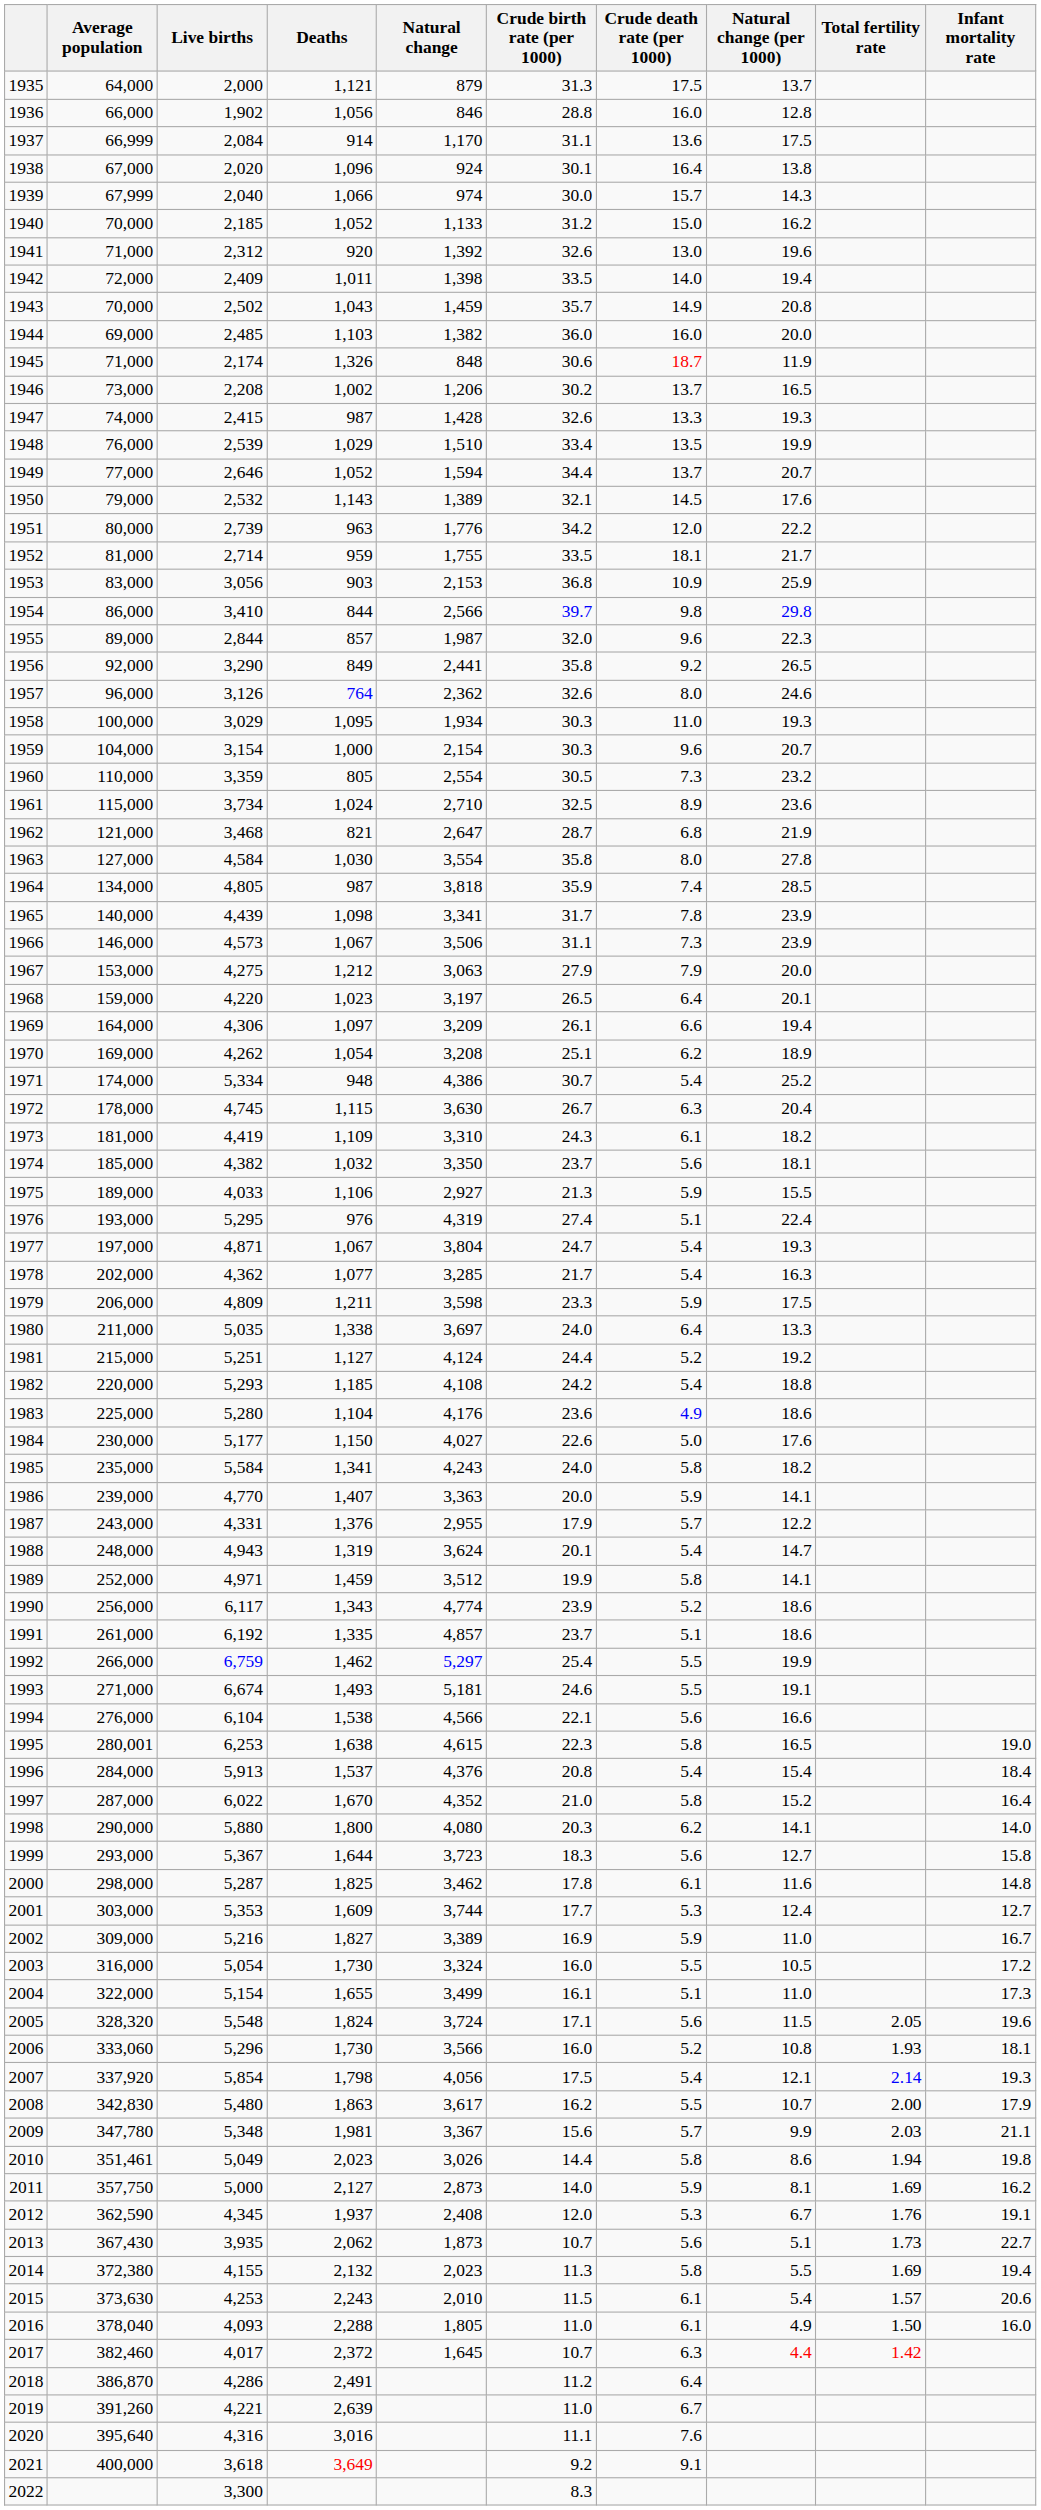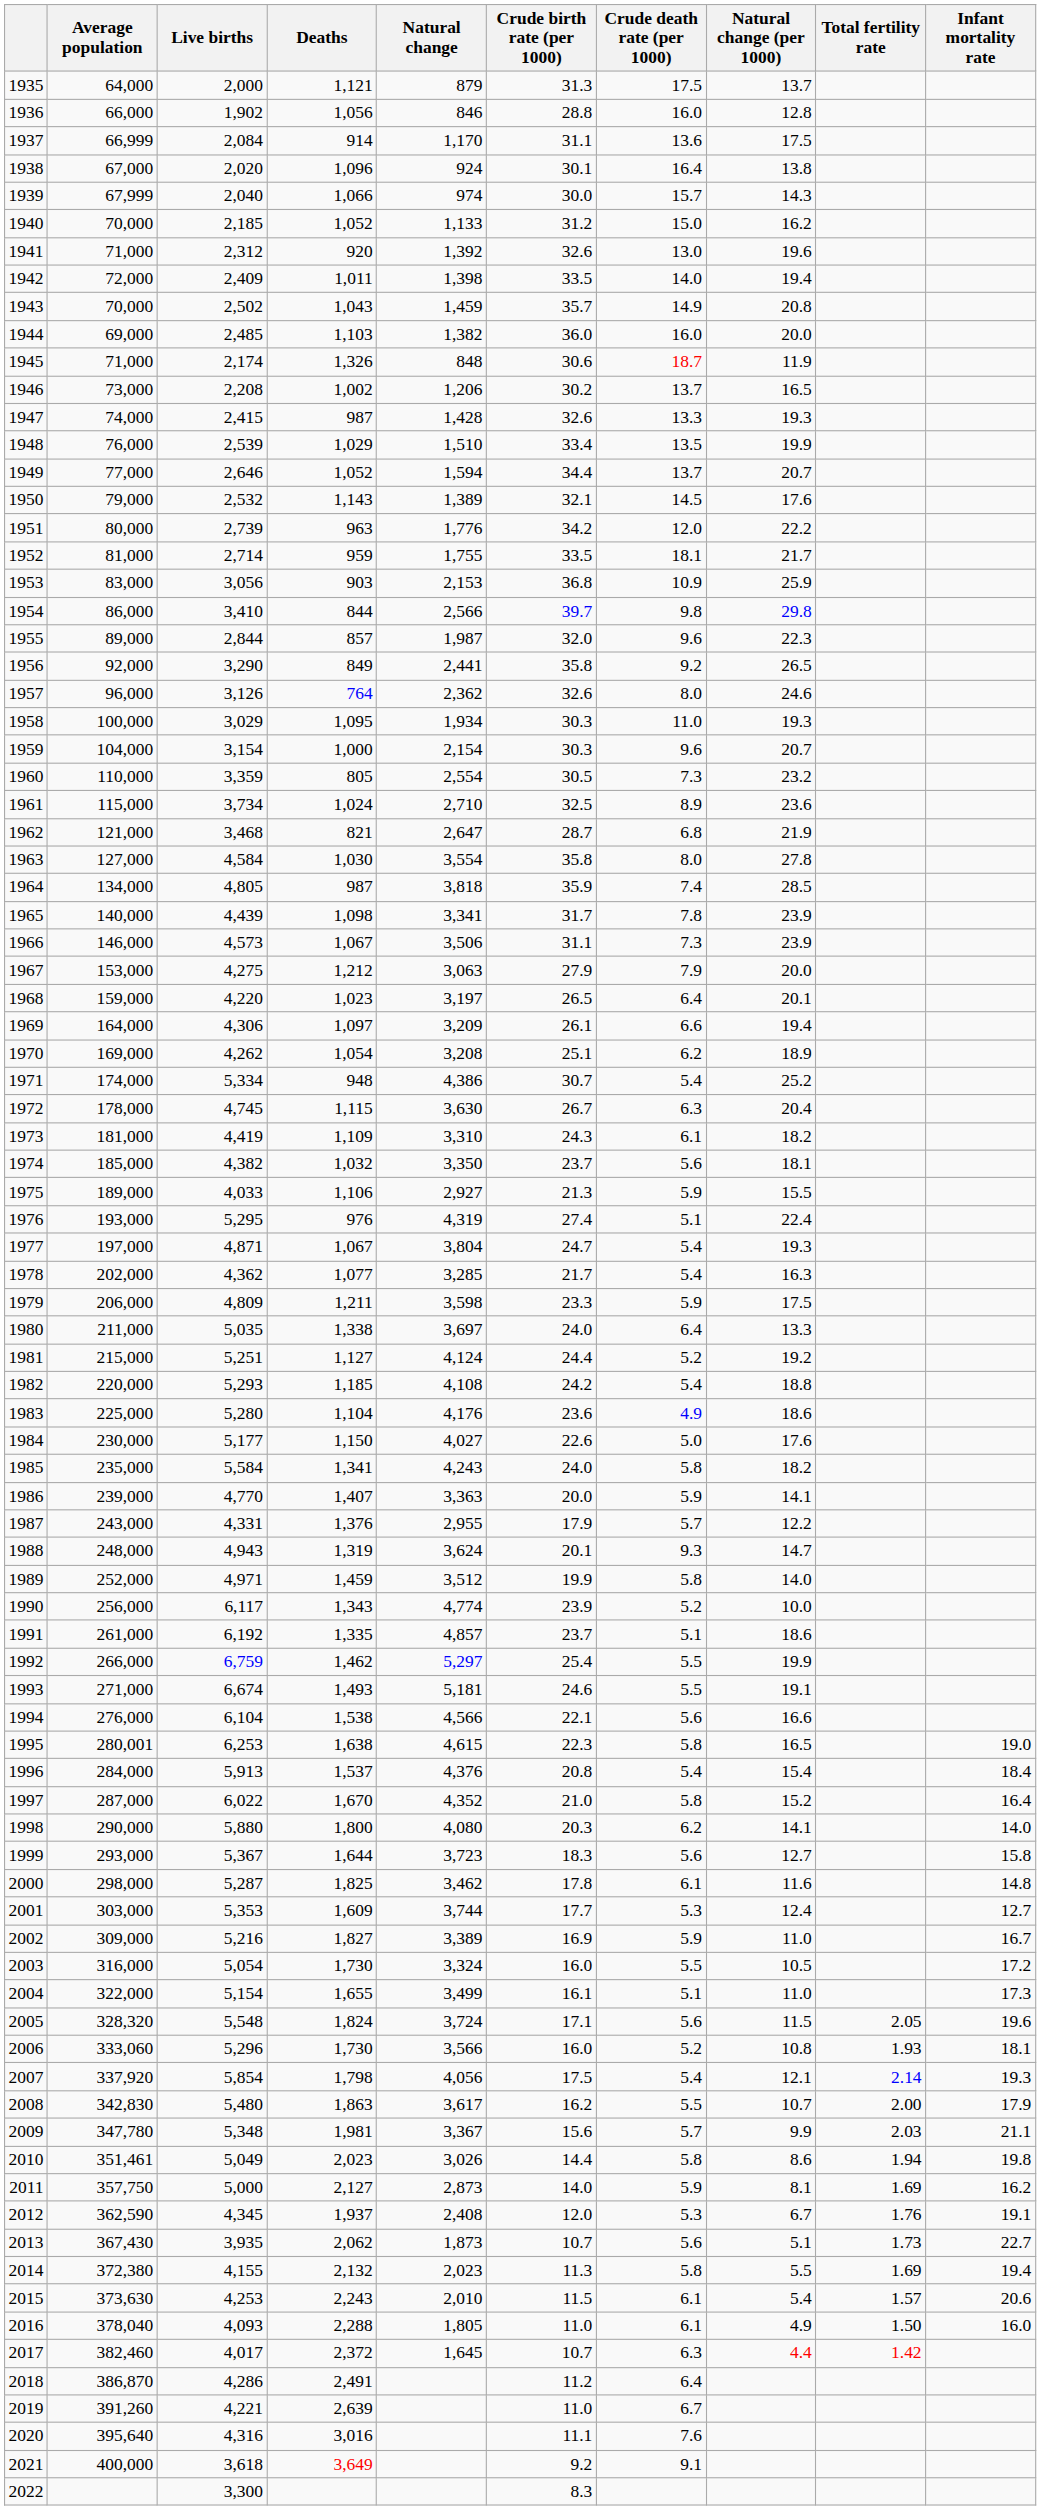(691, 1551) 5.4 -> (691, 1551) 9.3
(797, 1578) 14.1 -> (797, 1578) 14.0
(797, 1606) 18.6 -> (797, 1606) 10.0
